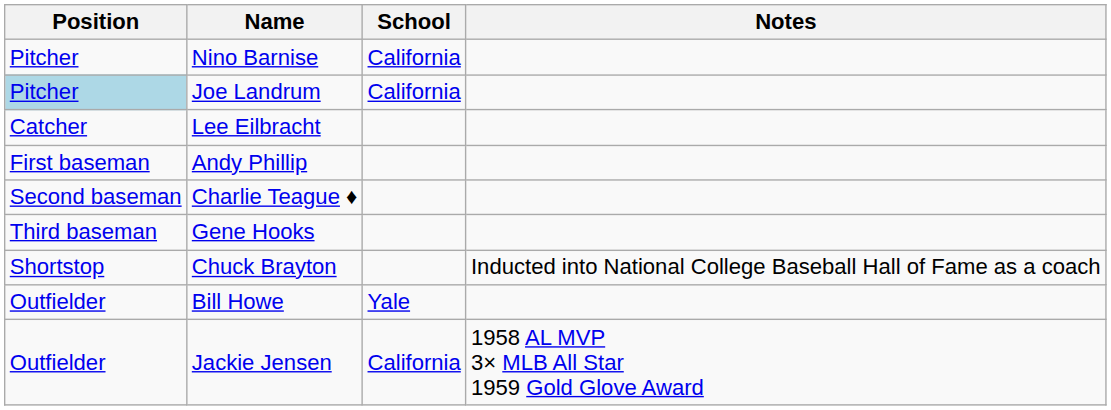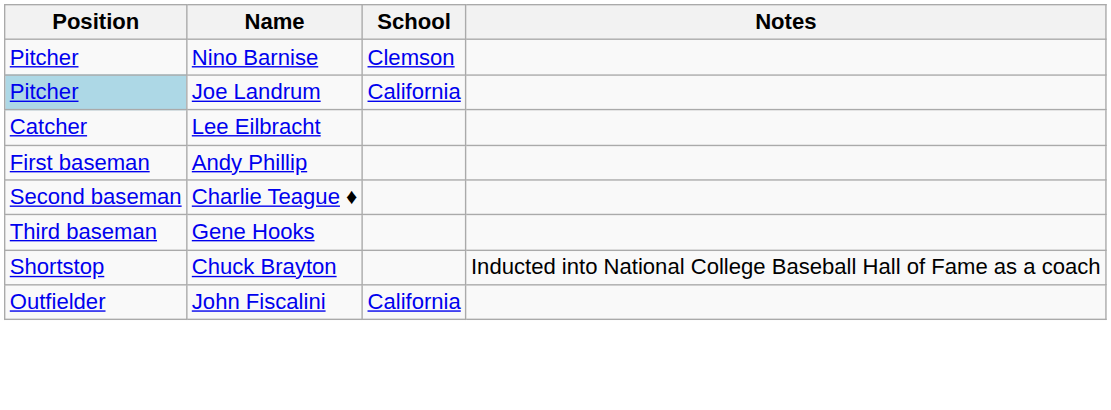(414, 57) California -> (411, 57) Clemson
- row: (238, 302)
- row: (262, 362)
+ row: (259, 302)
